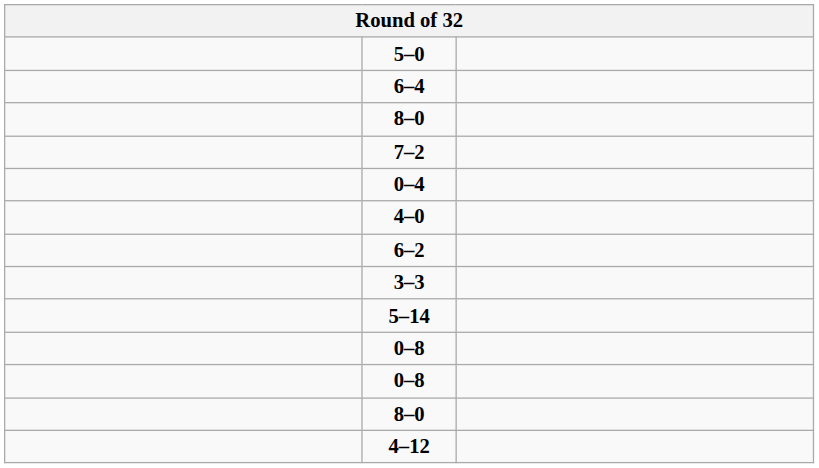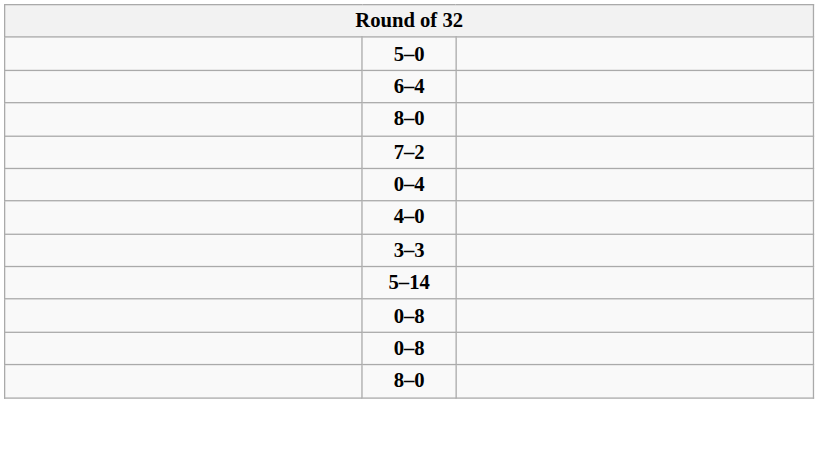- row: (184, 250)
- row: (184, 447)
